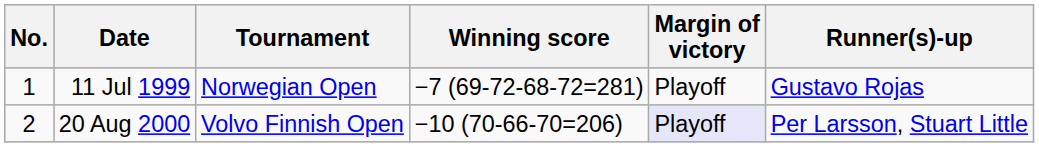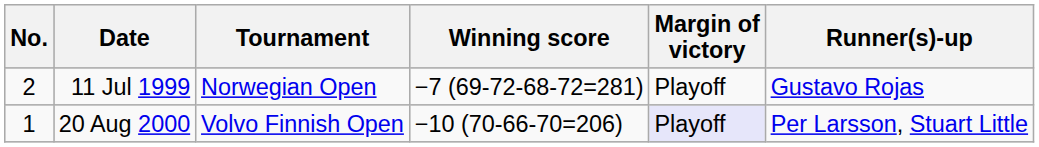(29, 87) 1 -> (29, 87) 2
(29, 124) 2 -> (29, 124) 1
